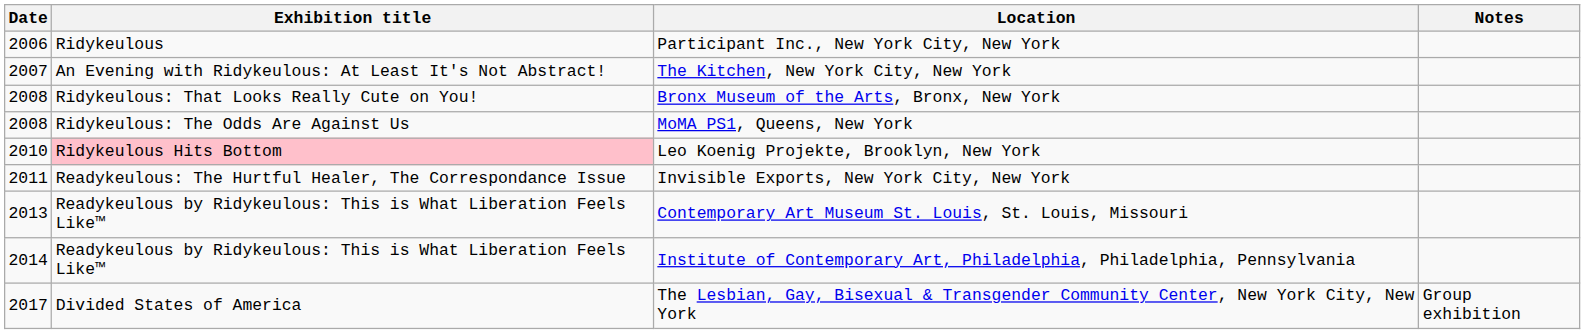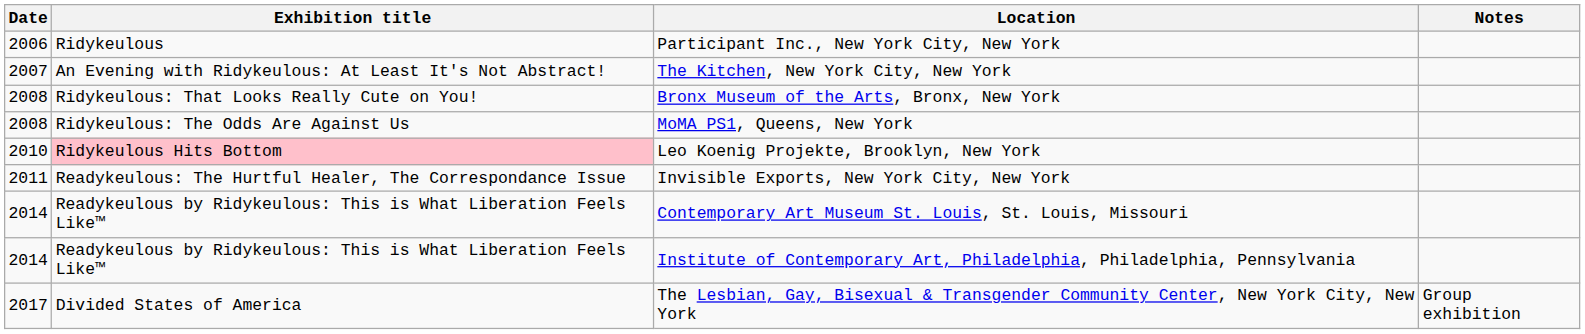(28, 214) 2013 -> (28, 214) 2014
